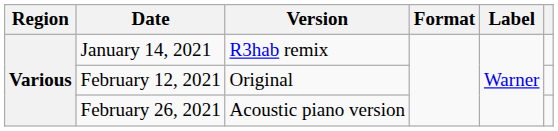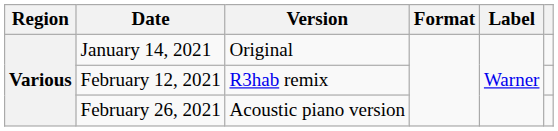(279, 49) R3hab remix -> (261, 49) Original
(261, 79) Original -> (279, 79) R3hab remix
